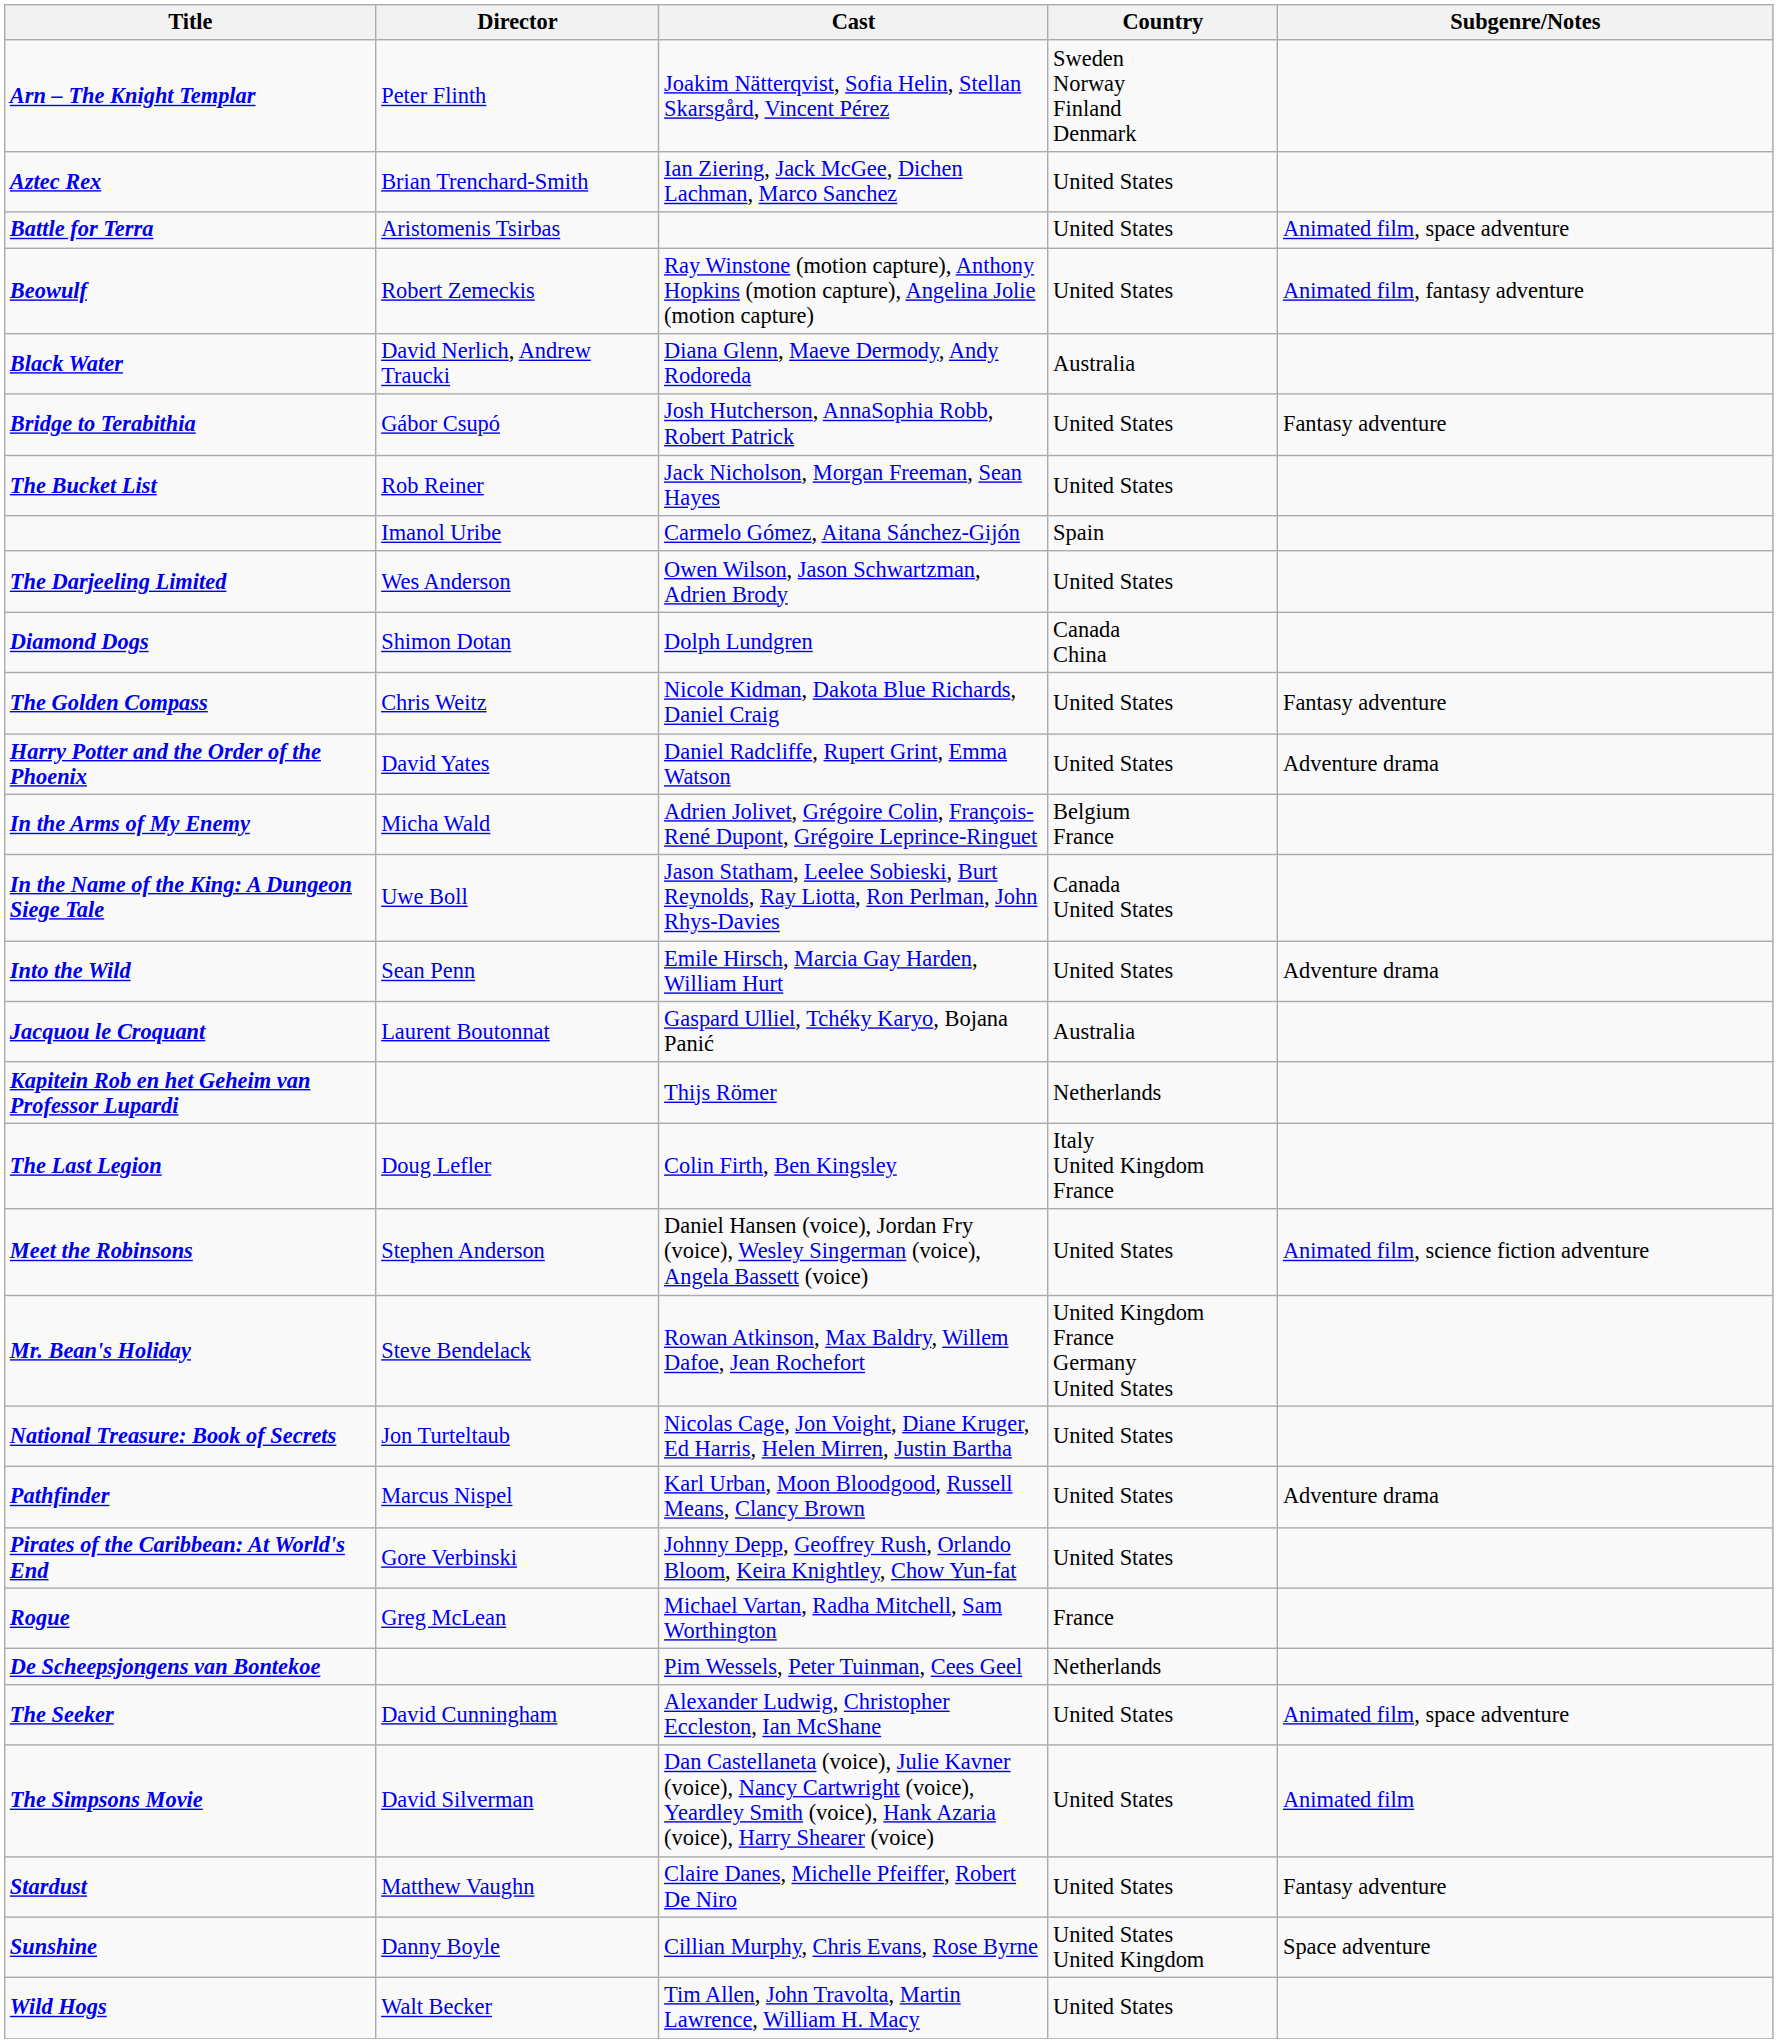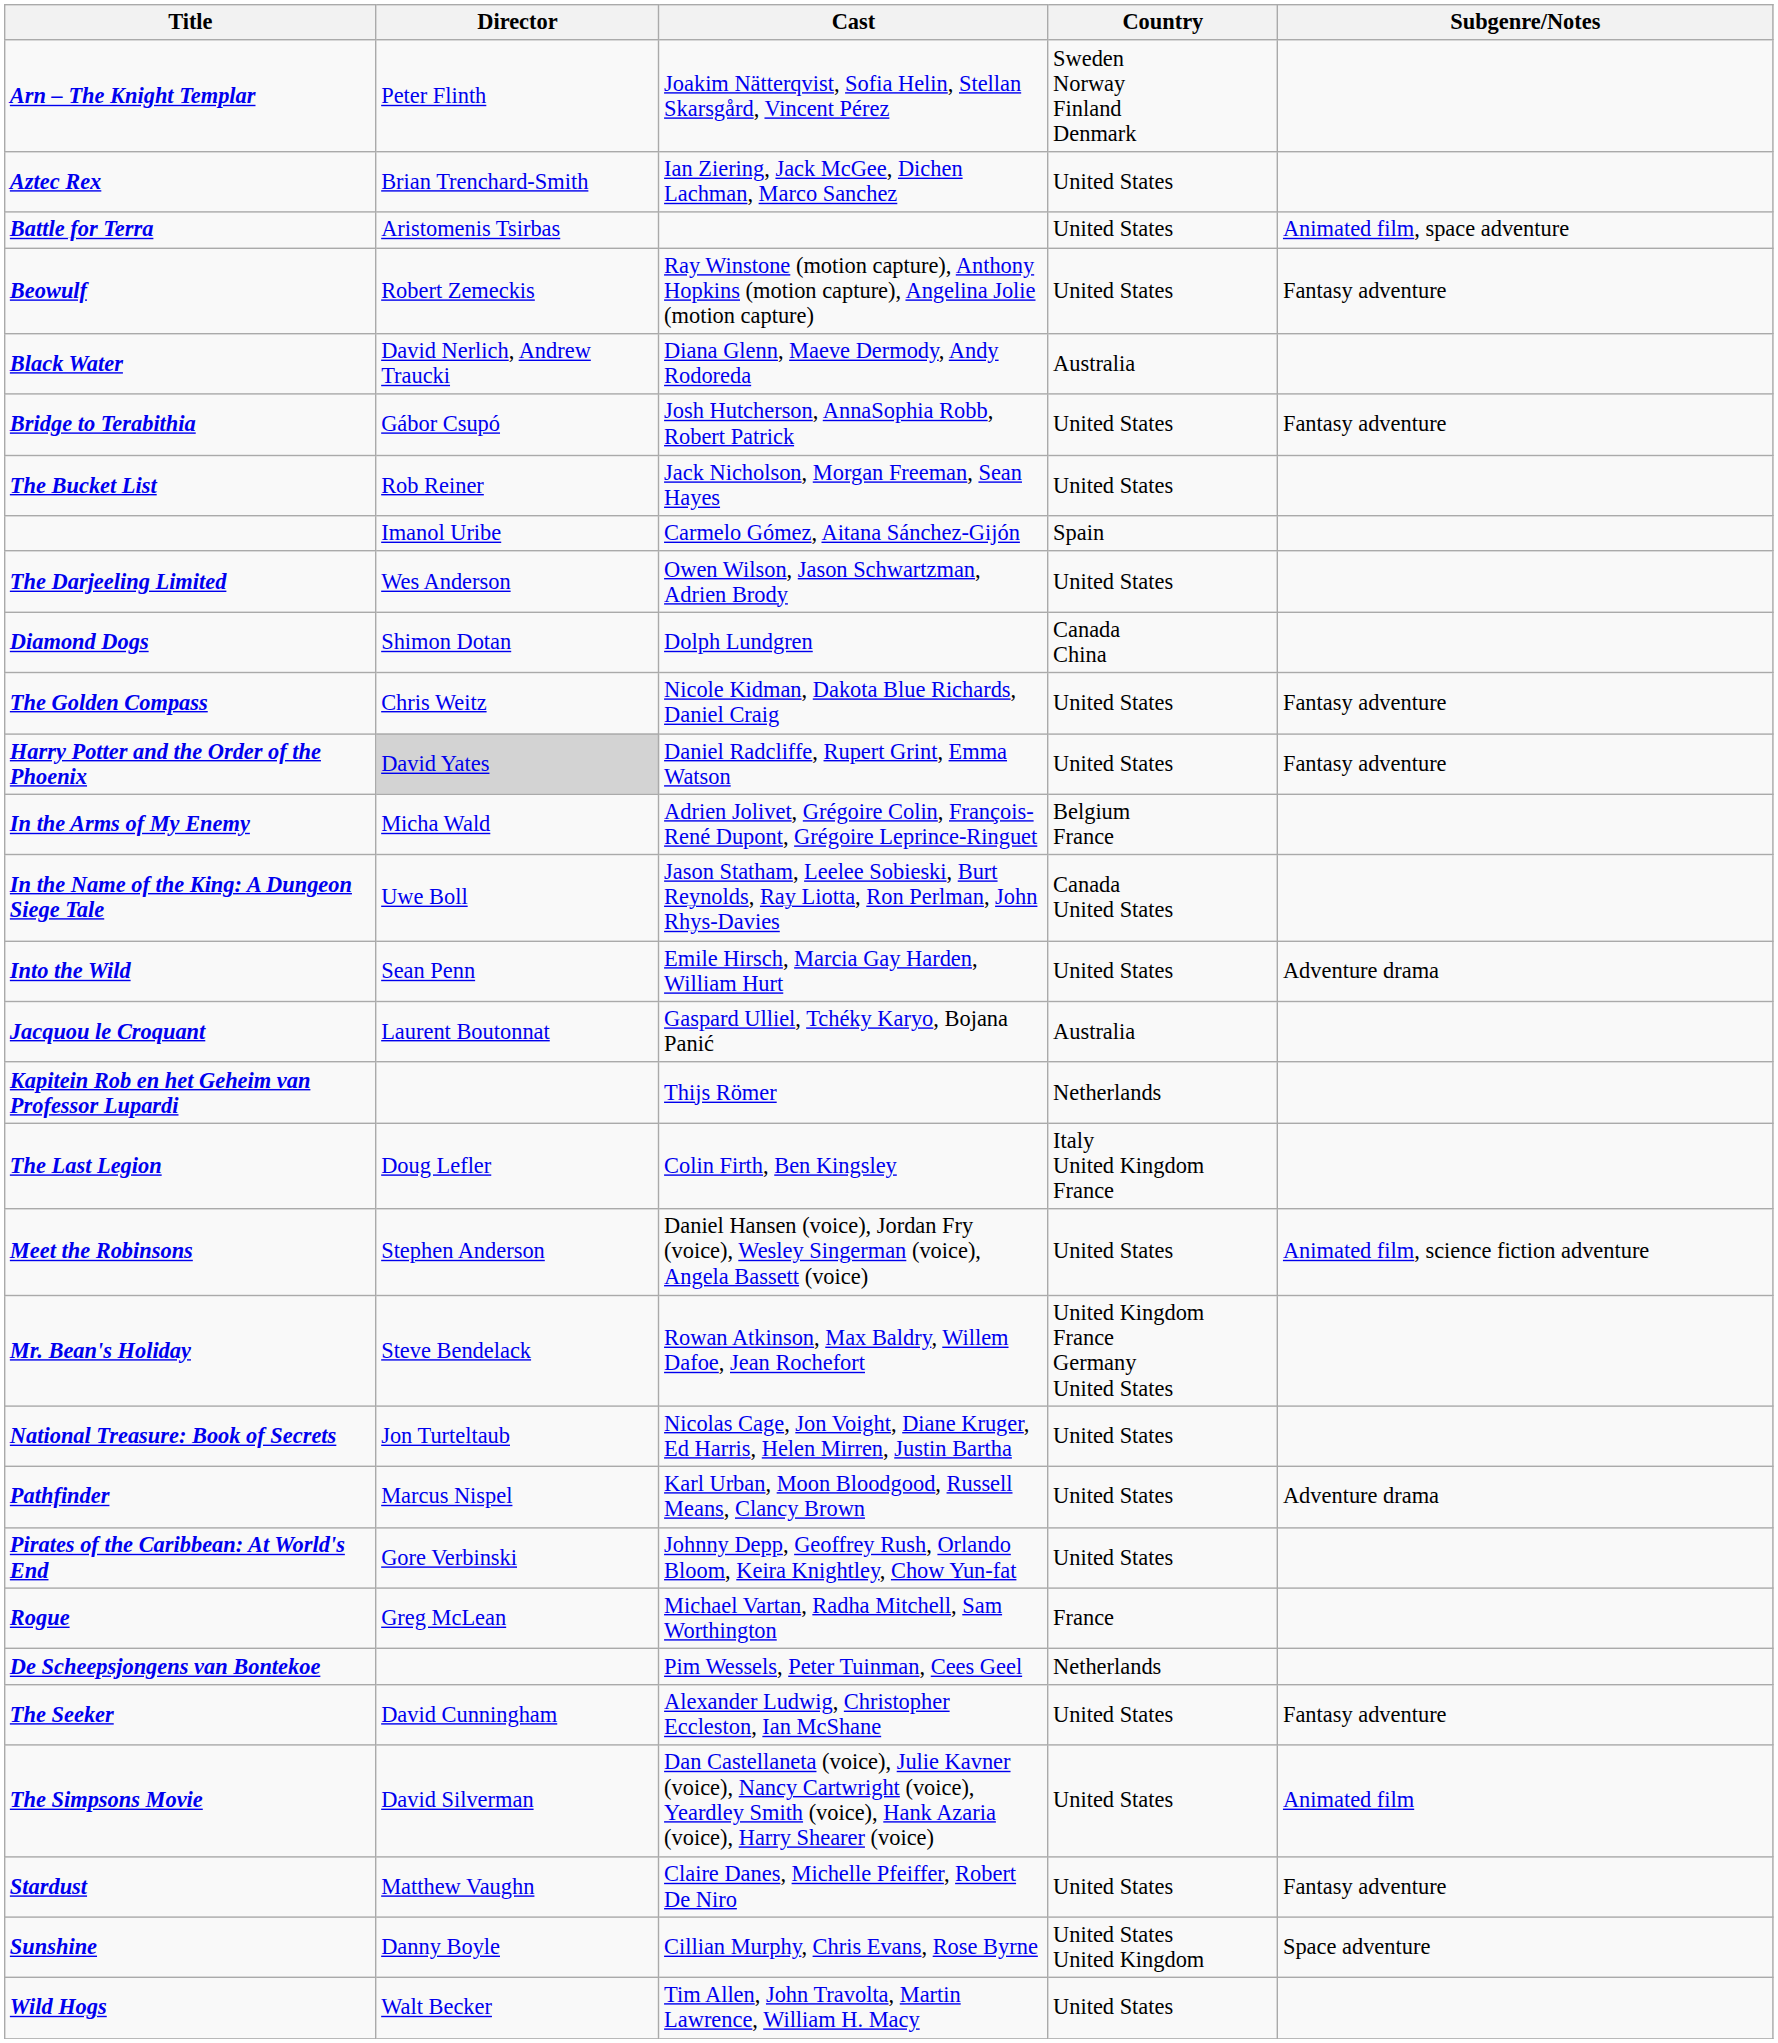(1433, 290) Animated film, fantasy adventure -> (1365, 290) Fantasy adventure
(435, 763) no background -> (435, 763) lightgrey background
(1361, 763) Adventure drama -> (1365, 763) Fantasy adventure
(1426, 1714) Animated film, space adventure -> (1365, 1714) Fantasy adventure
